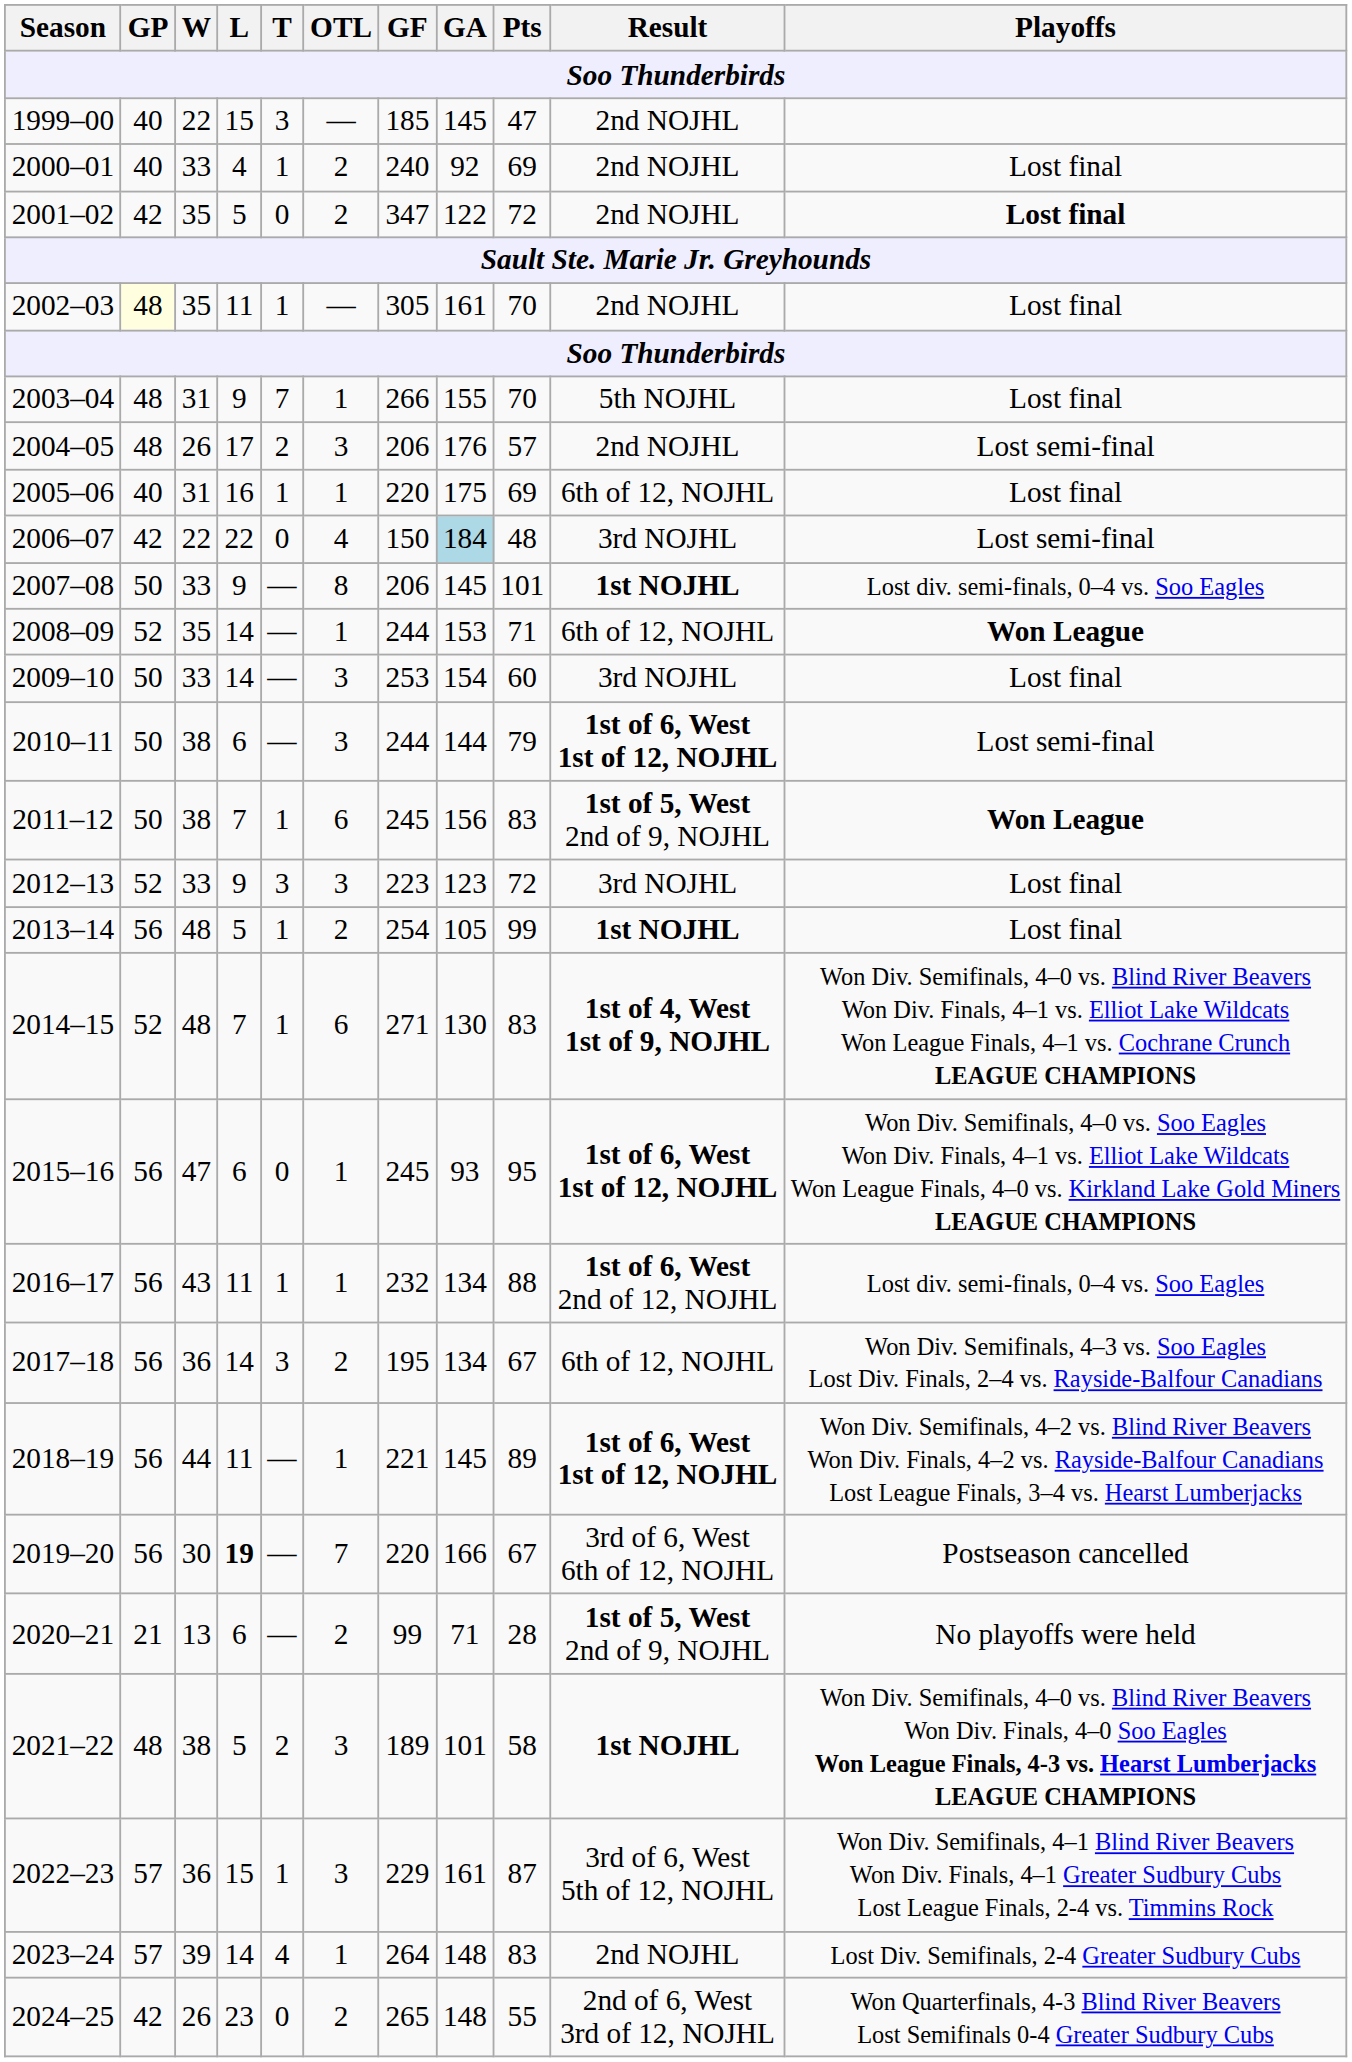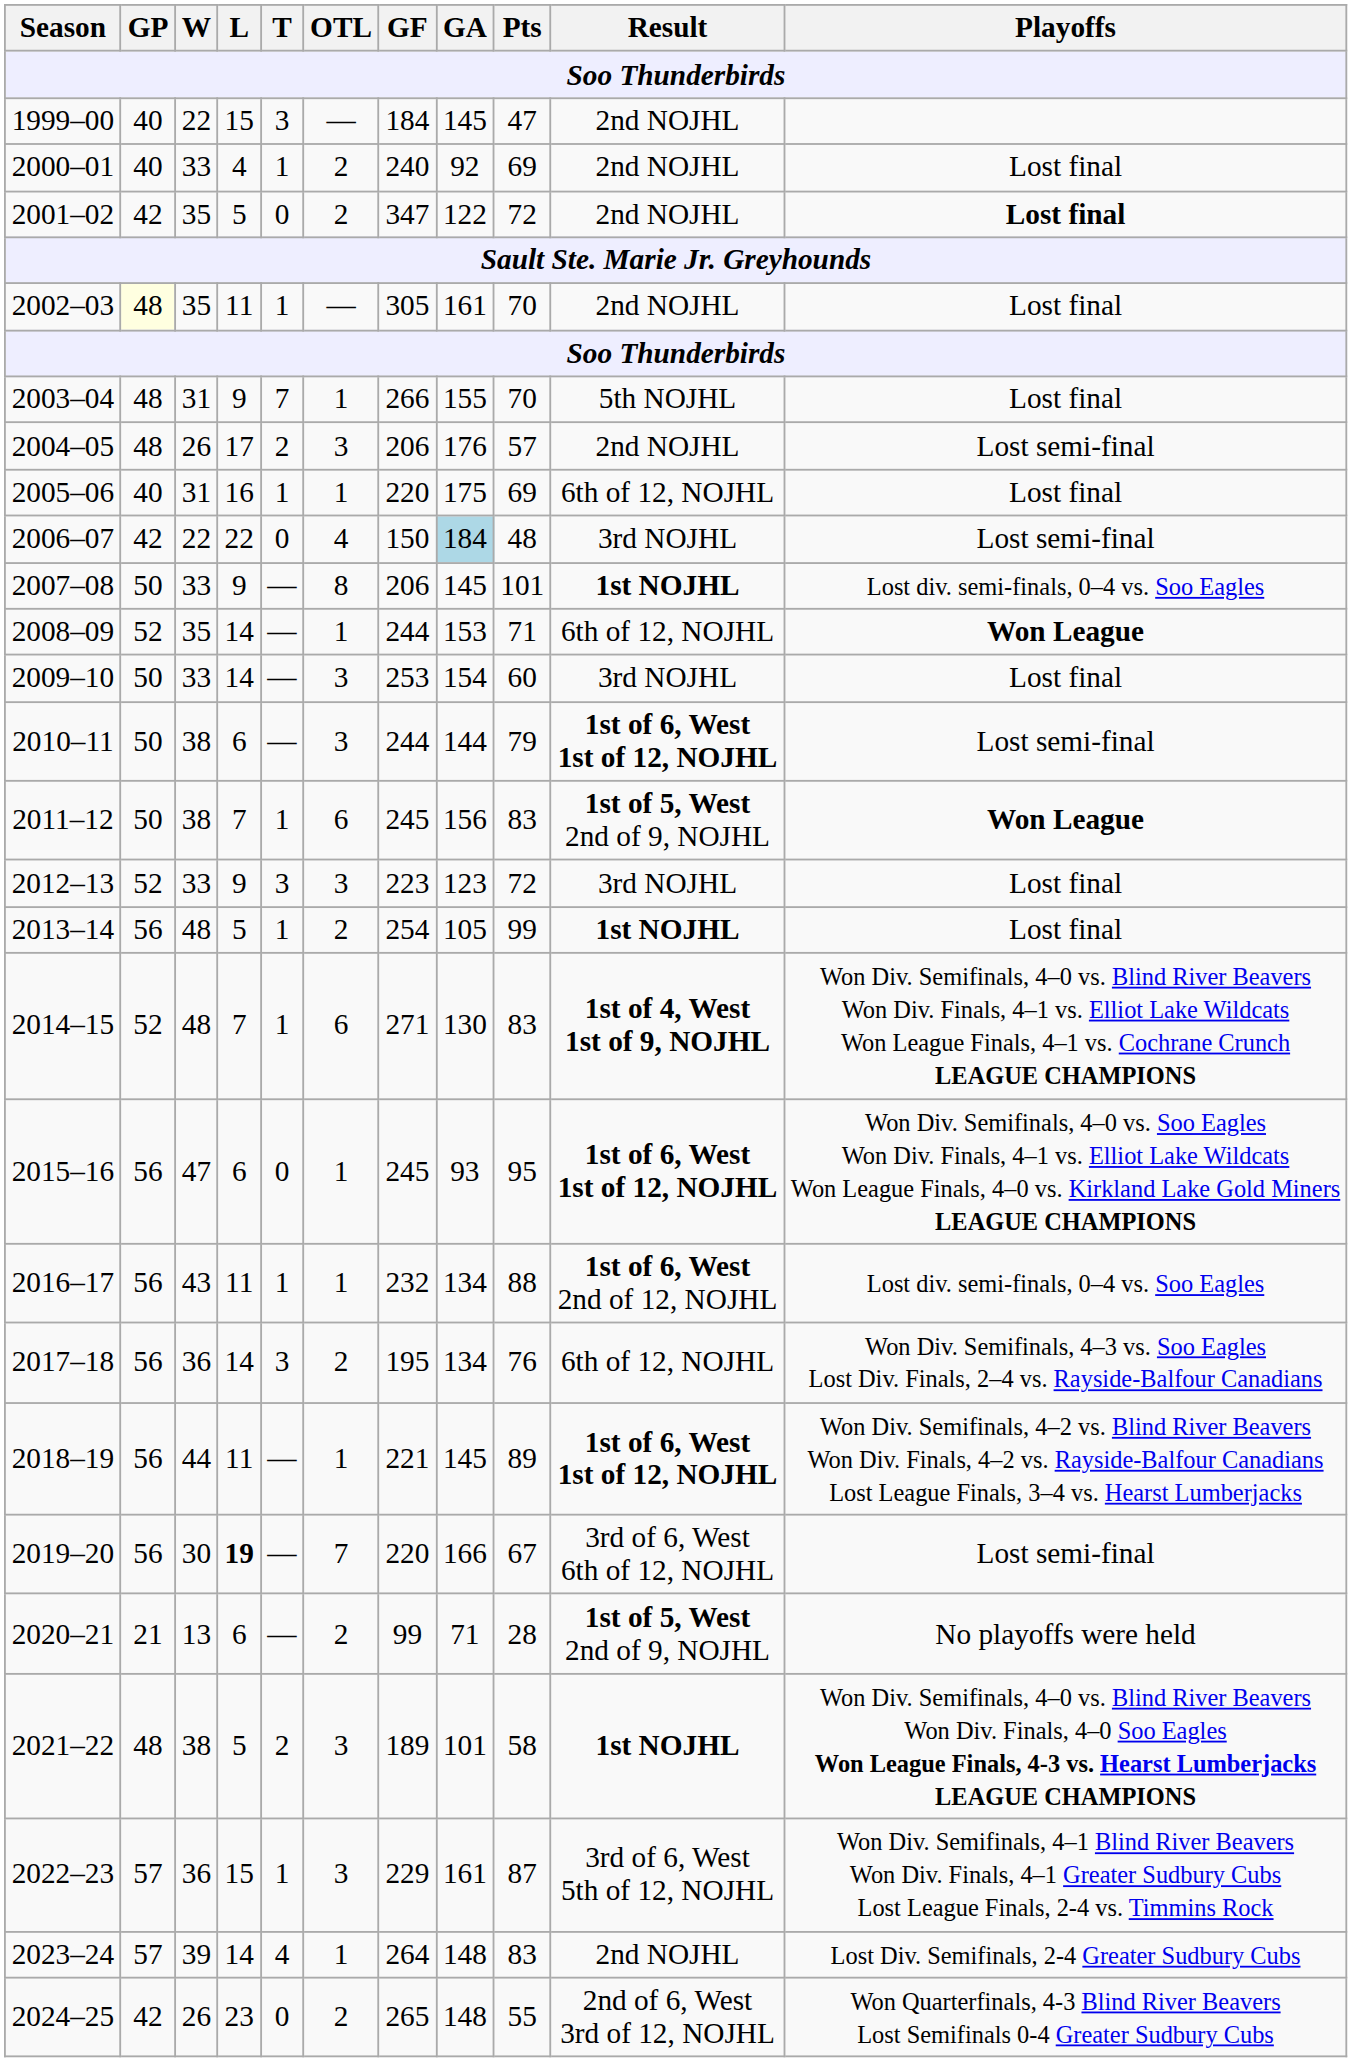(407, 120) 185 -> (407, 120) 184
(522, 1362) 67 -> (522, 1362) 76
(1066, 1553) Postseason cancelled -> (1066, 1553) Lost semi-final
